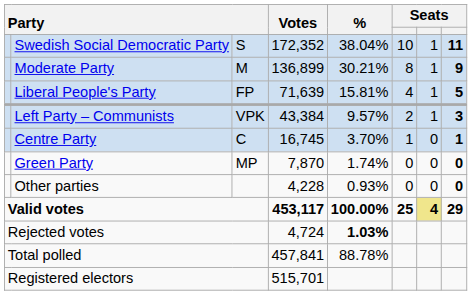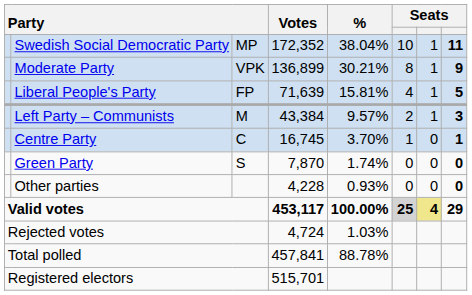(241, 45) S -> (247, 45) MP
(242, 68) M -> (250, 68) VPK
(250, 116) VPK -> (242, 116) M
(247, 163) MP -> (241, 163) S
(405, 209) no background -> (405, 209) lightgrey background
(368, 232) bold -> (368, 232) normal
